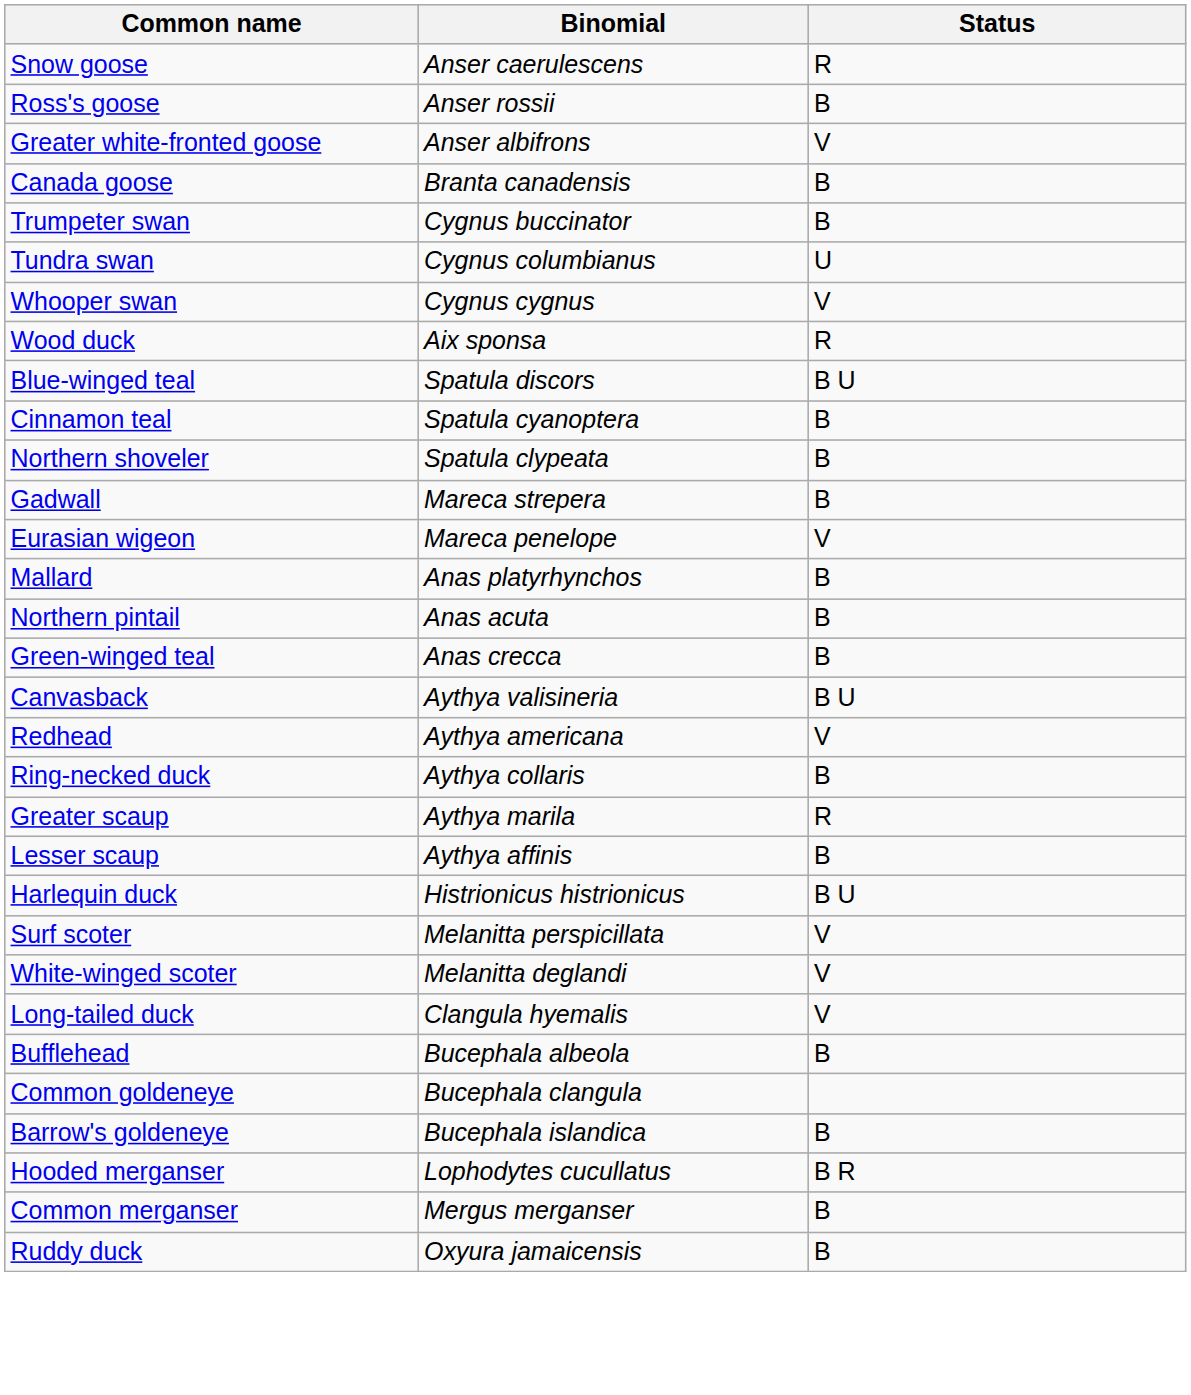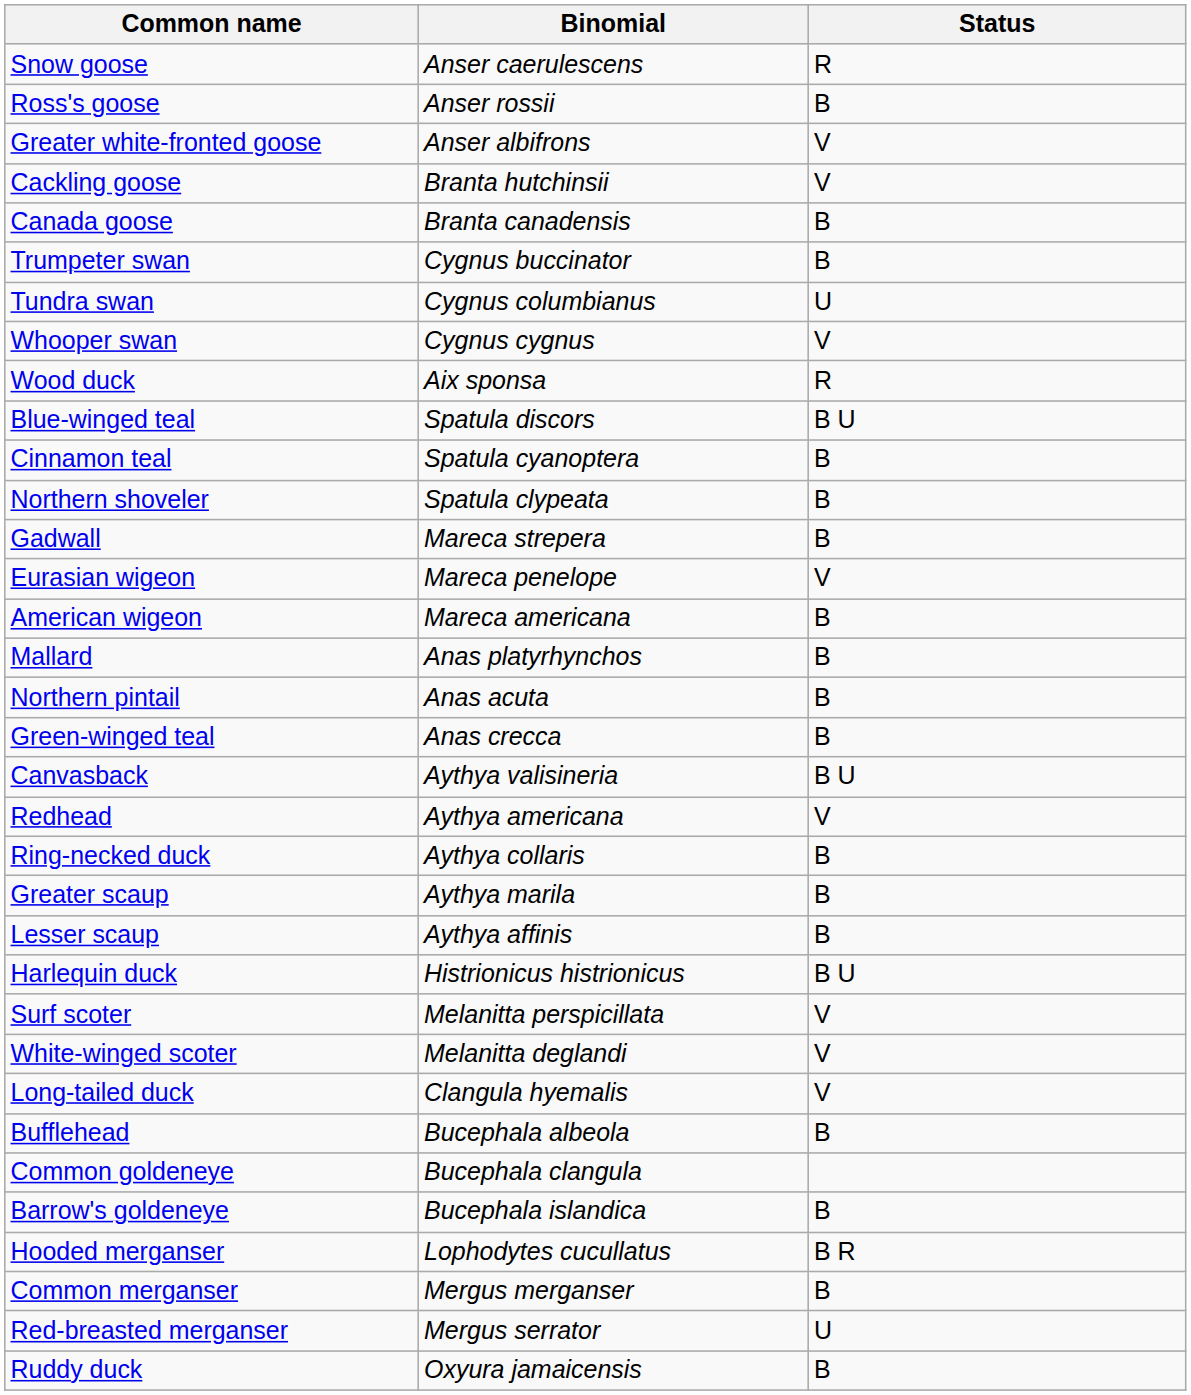+ row: (96, 182)
+ row: (106, 618)
(823, 815) R -> (822, 895) B
+ row: (149, 1330)
